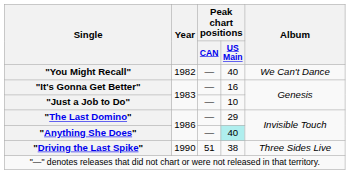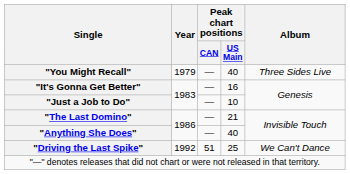(185, 72) 1982 -> (185, 72) 1979
(295, 72) We Can't Dance -> (295, 72) Three Sides Live
(233, 117) 29 -> (233, 117) 21
(233, 133) paleturquoise background -> (233, 133) no background
(185, 148) 1990 -> (185, 148) 1992
(233, 148) 38 -> (233, 148) 25
(295, 148) Three Sides Live -> (295, 148) We Can't Dance
